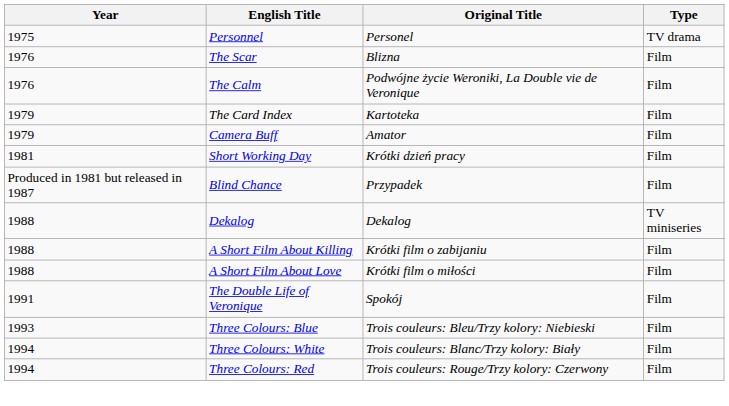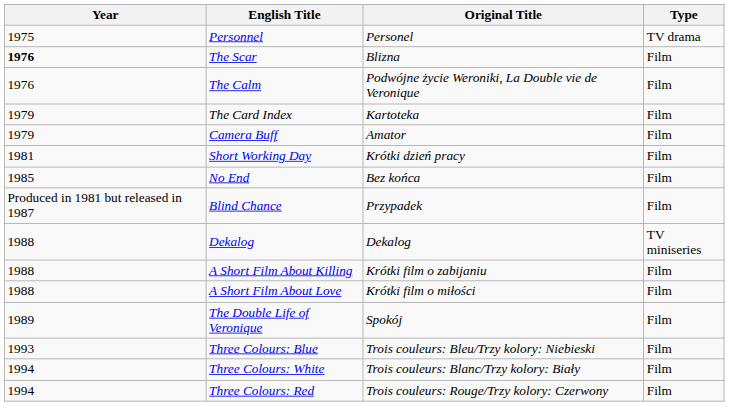(21, 57) normal -> (21, 57) bold
+ row: (229, 177)
(21, 298) 1991 -> (21, 320) 1989
